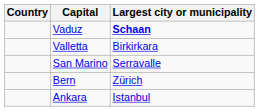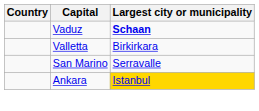- row: (64, 81)
(131, 98) no background -> (131, 81) gold background
